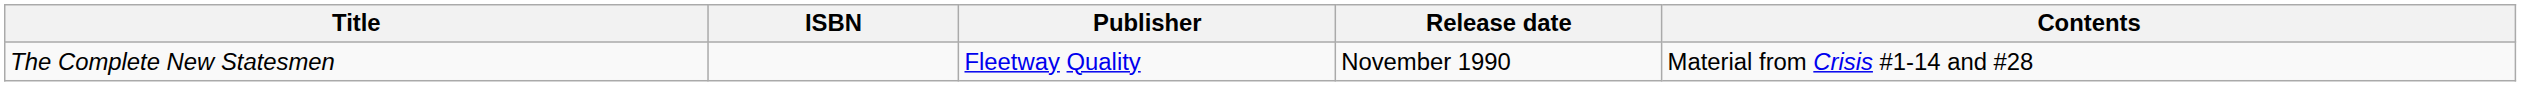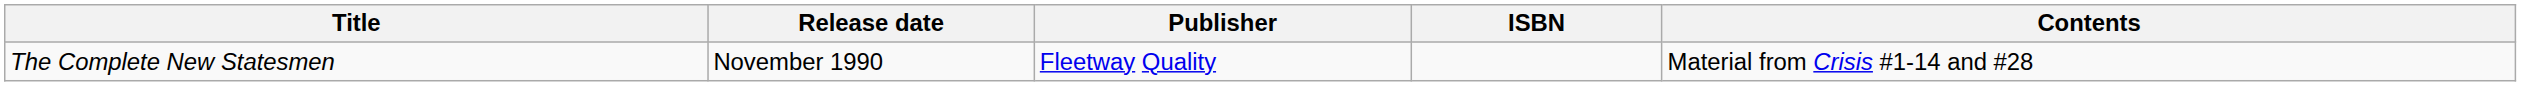columns swapped: (833, 23) <-> (1499, 23)
